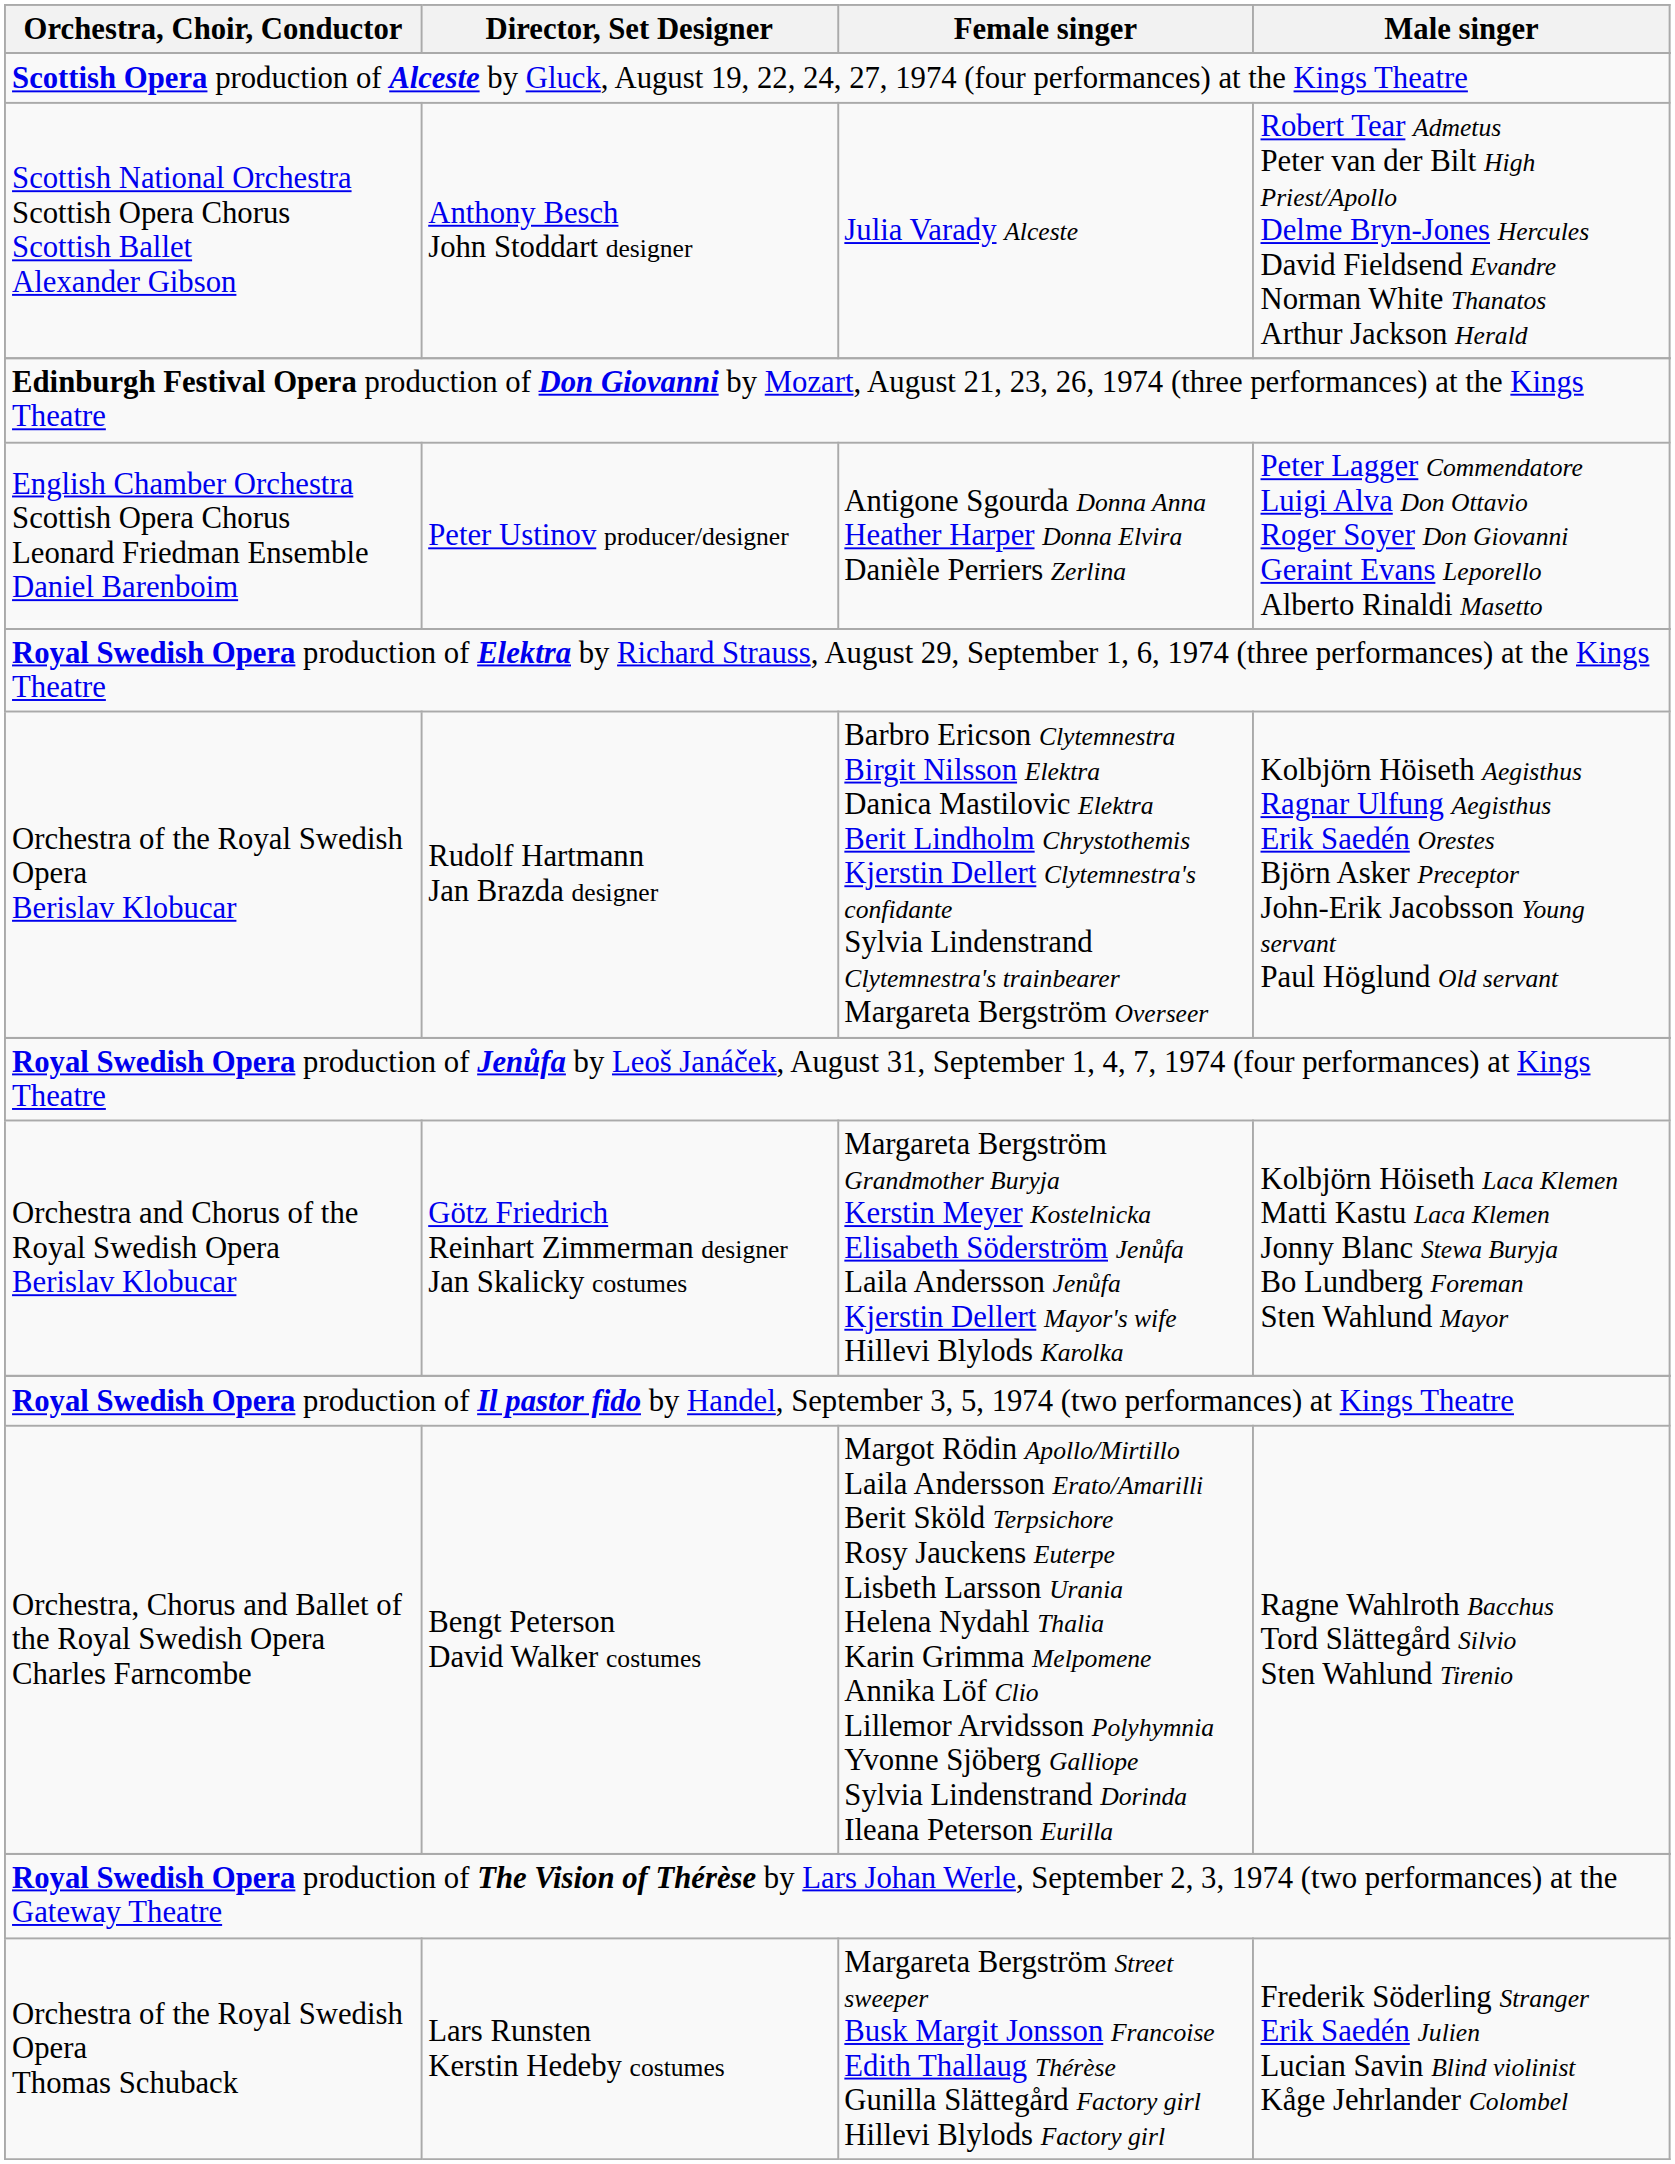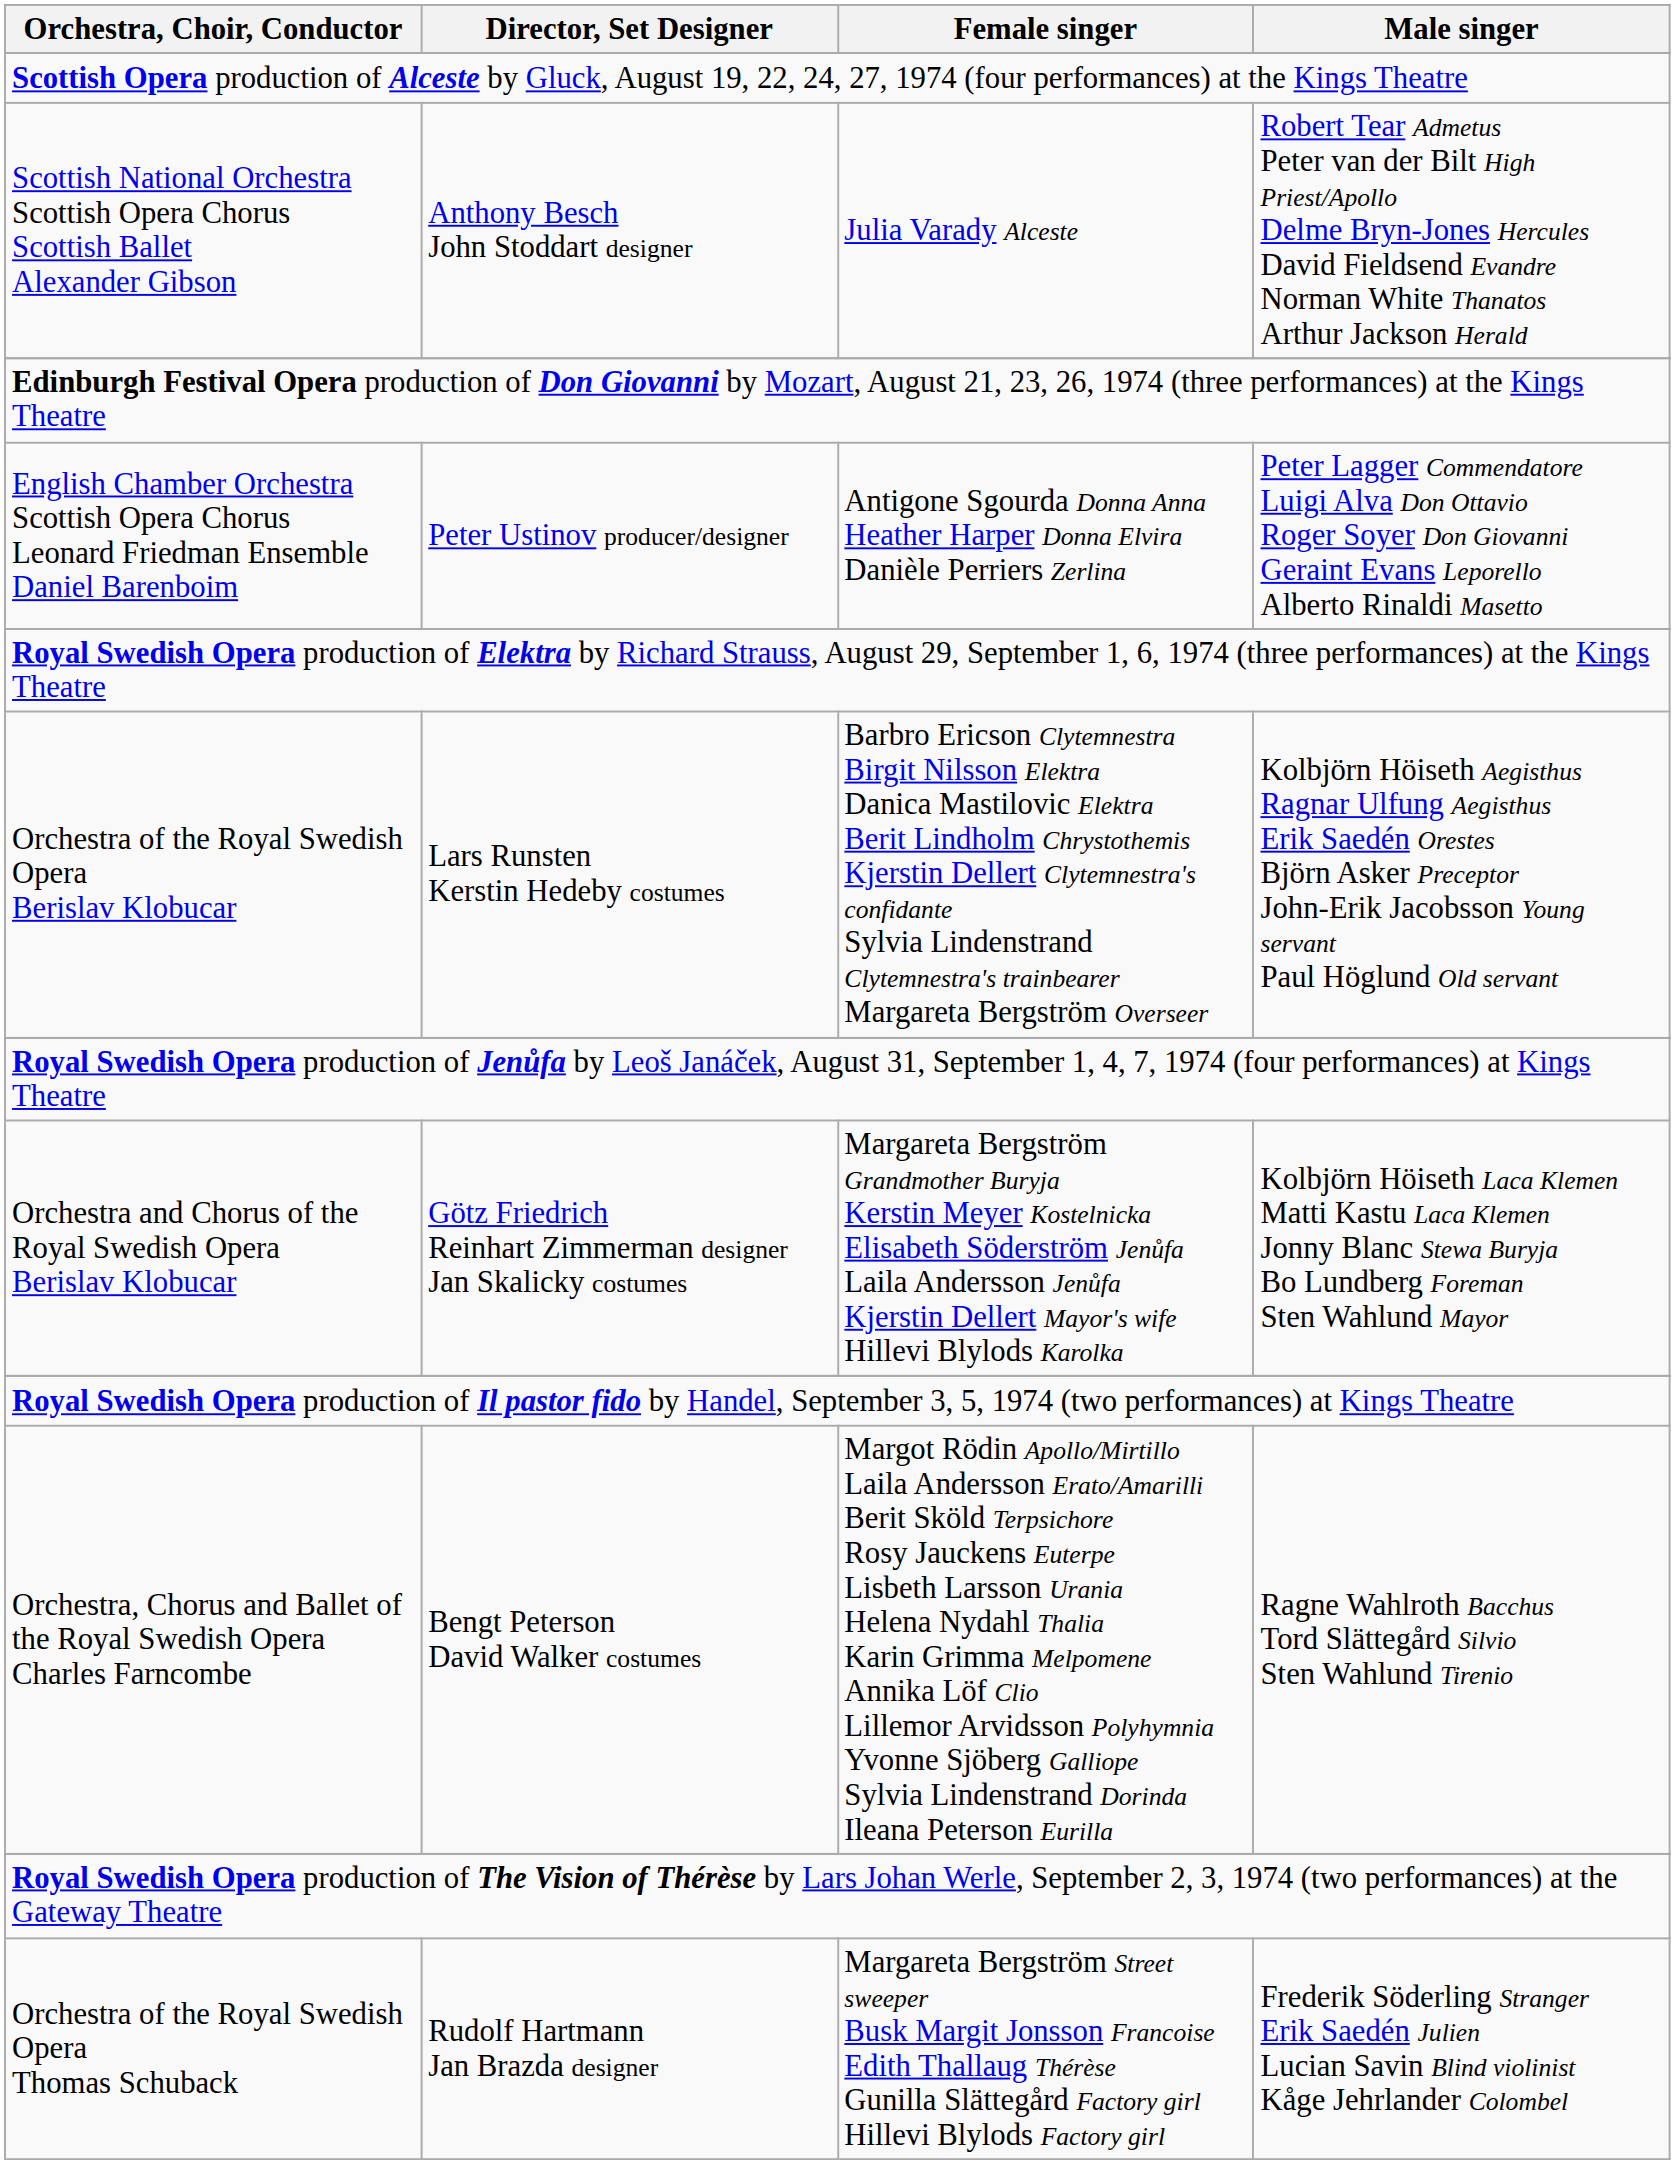(543, 874) Rudolf Hartmann Jan Brazda designer -> (576, 874) Lars Runsten Kerstin Hedeby costumes
(576, 2047) Lars Runsten Kerstin Hedeby costumes -> (543, 2047) Rudolf Hartmann Jan Brazda designer
